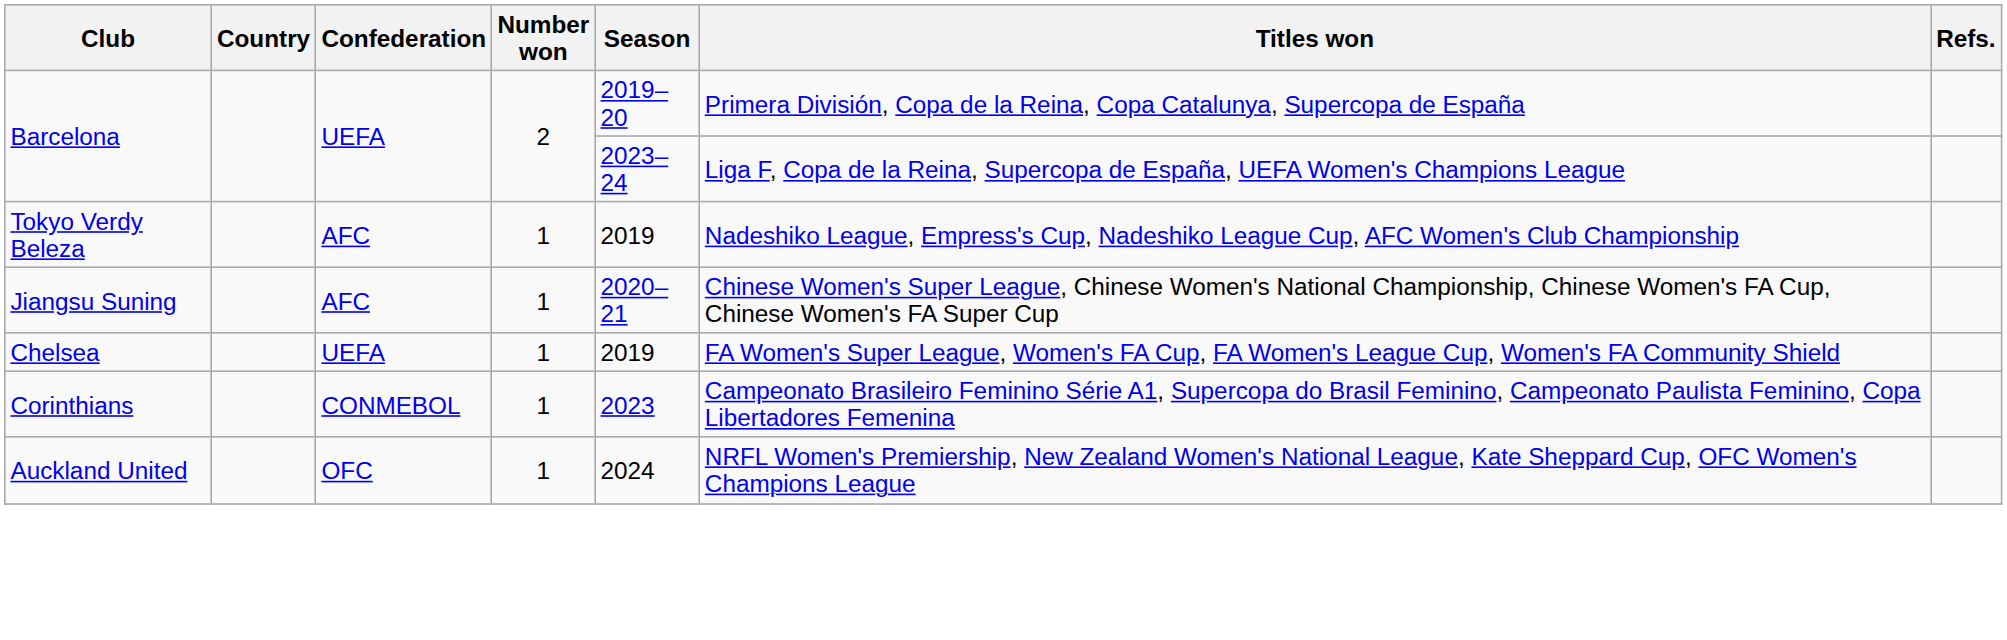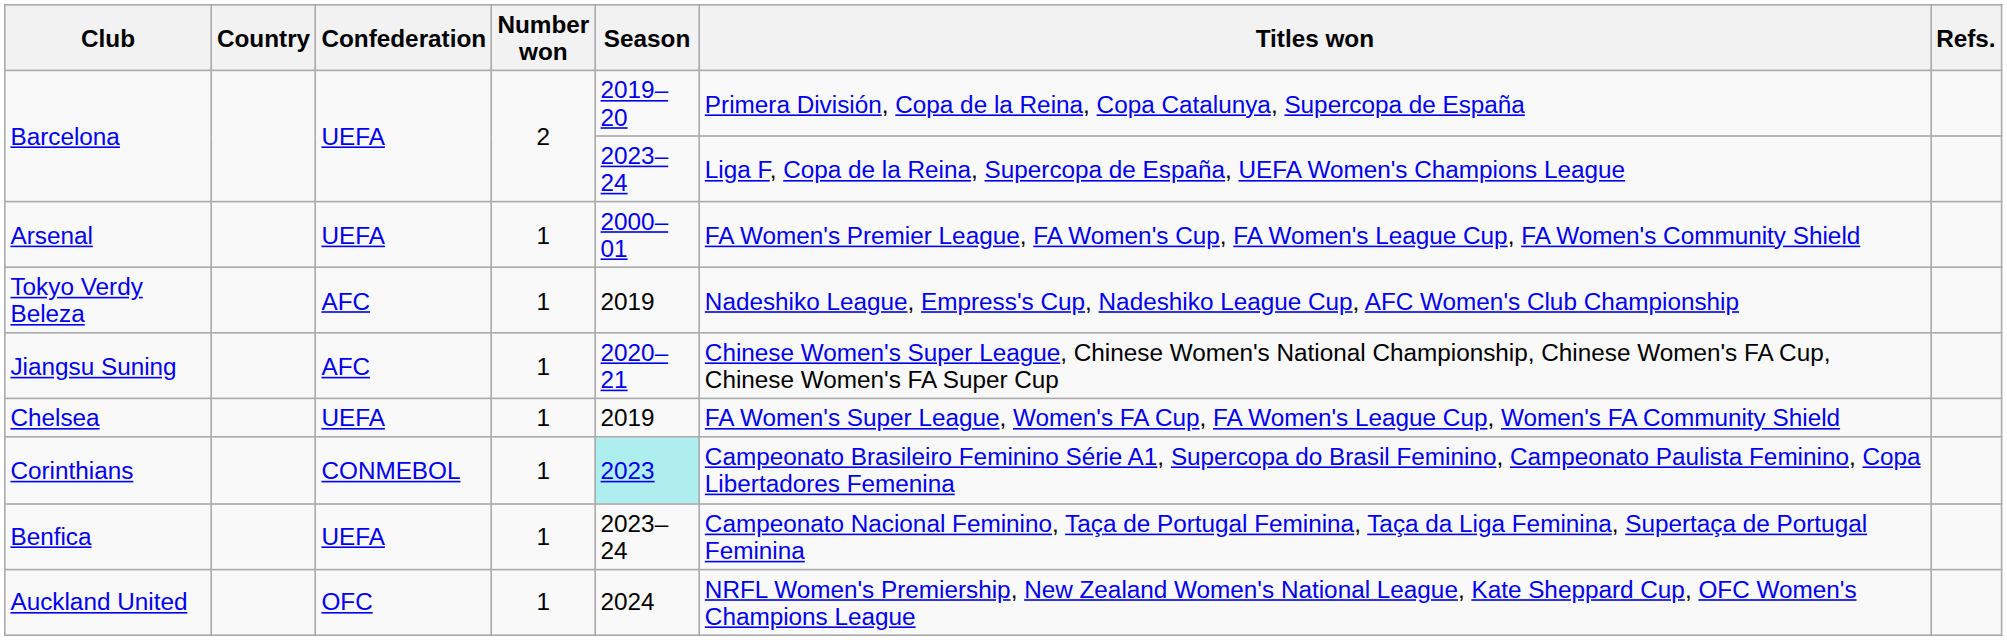+ row: (52, 235)
(628, 405) no background -> (628, 471) paleturquoise background
+ row: (51, 536)
